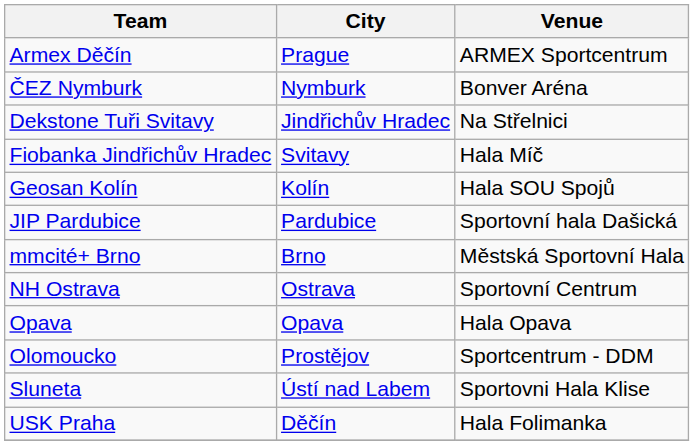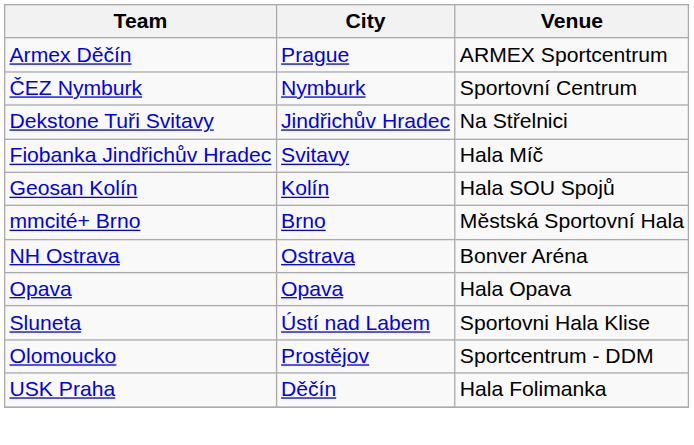(524, 88) Bonver Aréna -> (548, 88) Sportovní Centrum
- row: (75, 222)
(548, 289) Sportovní Centrum -> (524, 255) Bonver Aréna
rows swapped: (63, 356) <-> (45, 389)
